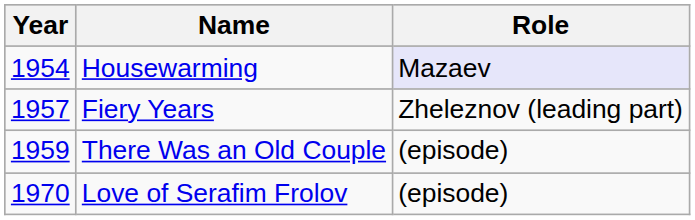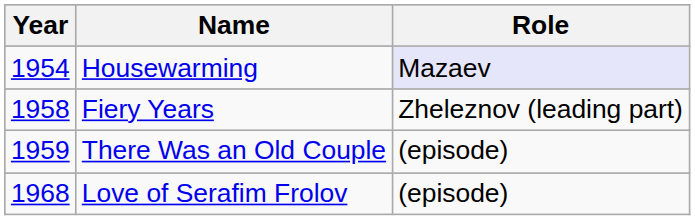(40, 109) 1957 -> (40, 109) 1958
(40, 192) 1970 -> (40, 192) 1968
